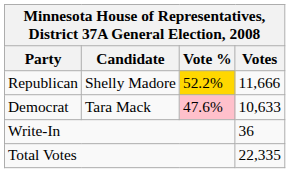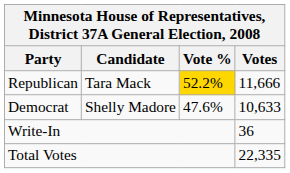(130, 82) Shelly Madore -> (118, 82) Tara Mack
(118, 107) Tara Mack -> (130, 107) Shelly Madore
(203, 107) pink background -> (203, 107) no background
